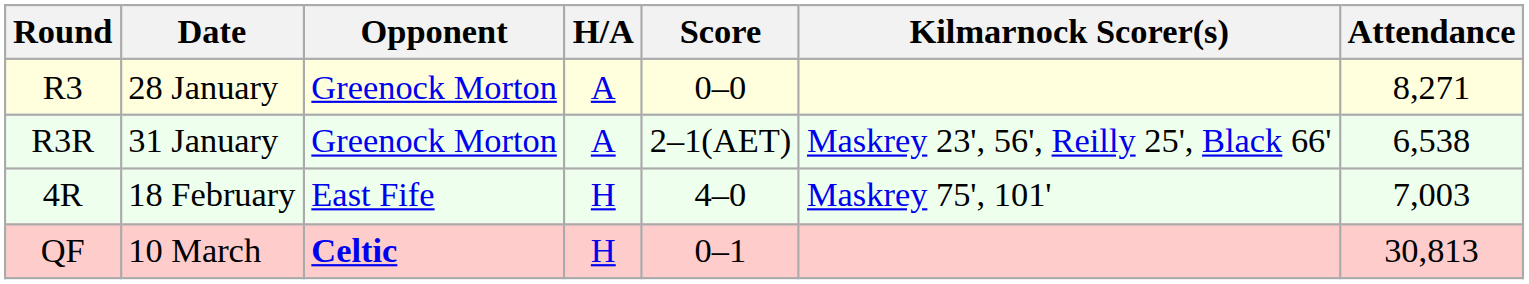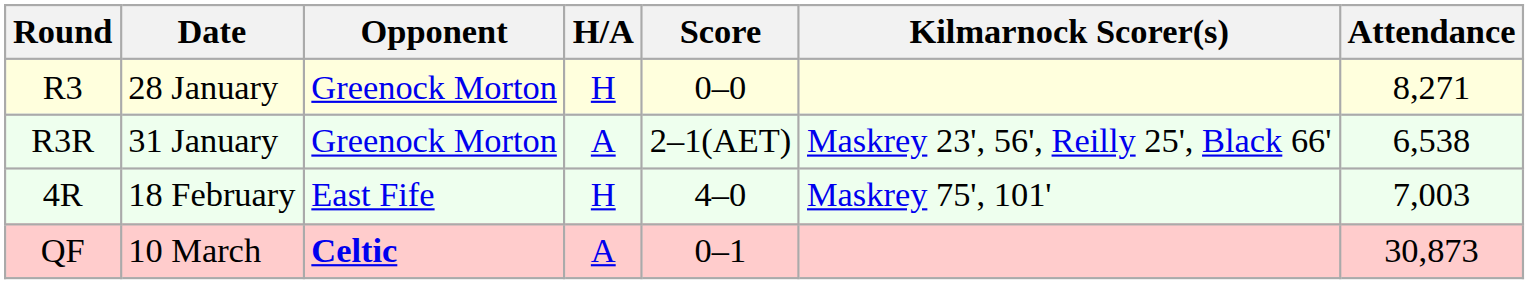(603, 86) A -> (603, 86) H
(603, 250) H -> (603, 250) A
(1431, 250) 30,813 -> (1431, 250) 30,873
